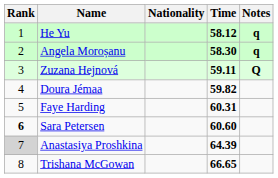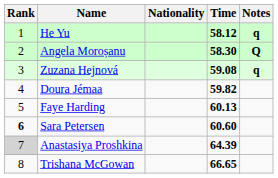(256, 51) q -> (256, 51) Q
(223, 70) 59.11 -> (223, 70) 59.08
(256, 70) Q -> (256, 70) q
(223, 107) 60.31 -> (223, 107) 60.13
